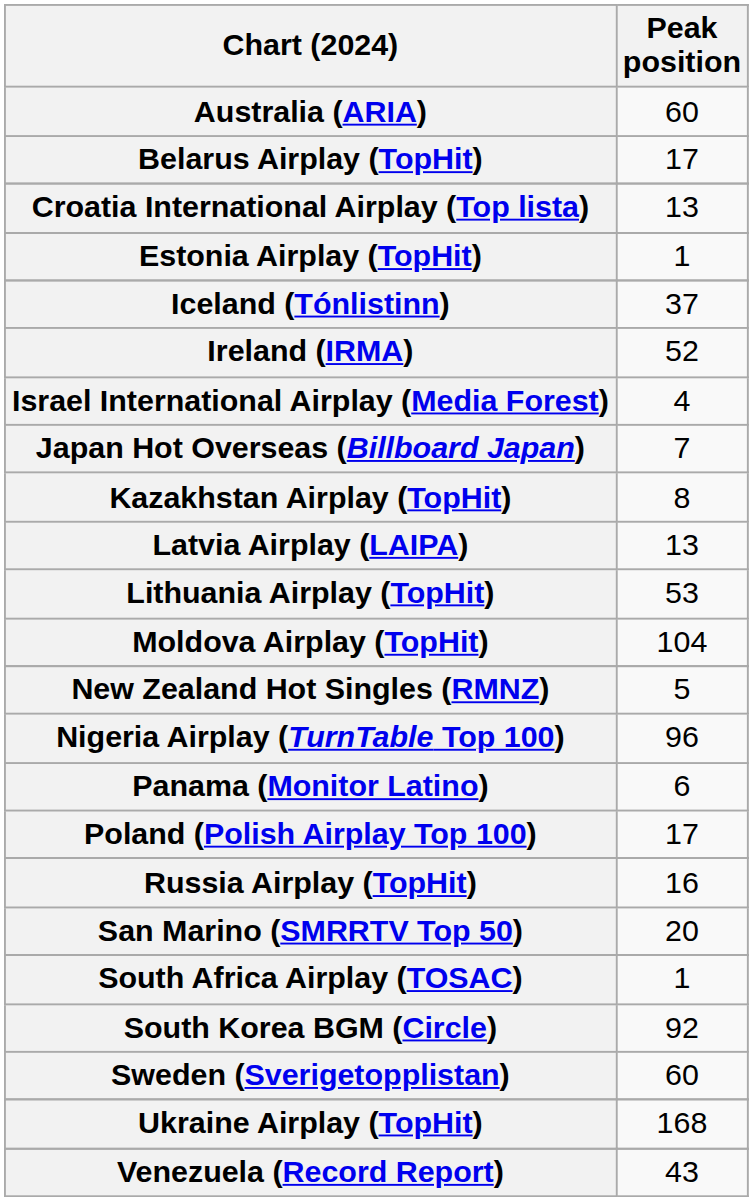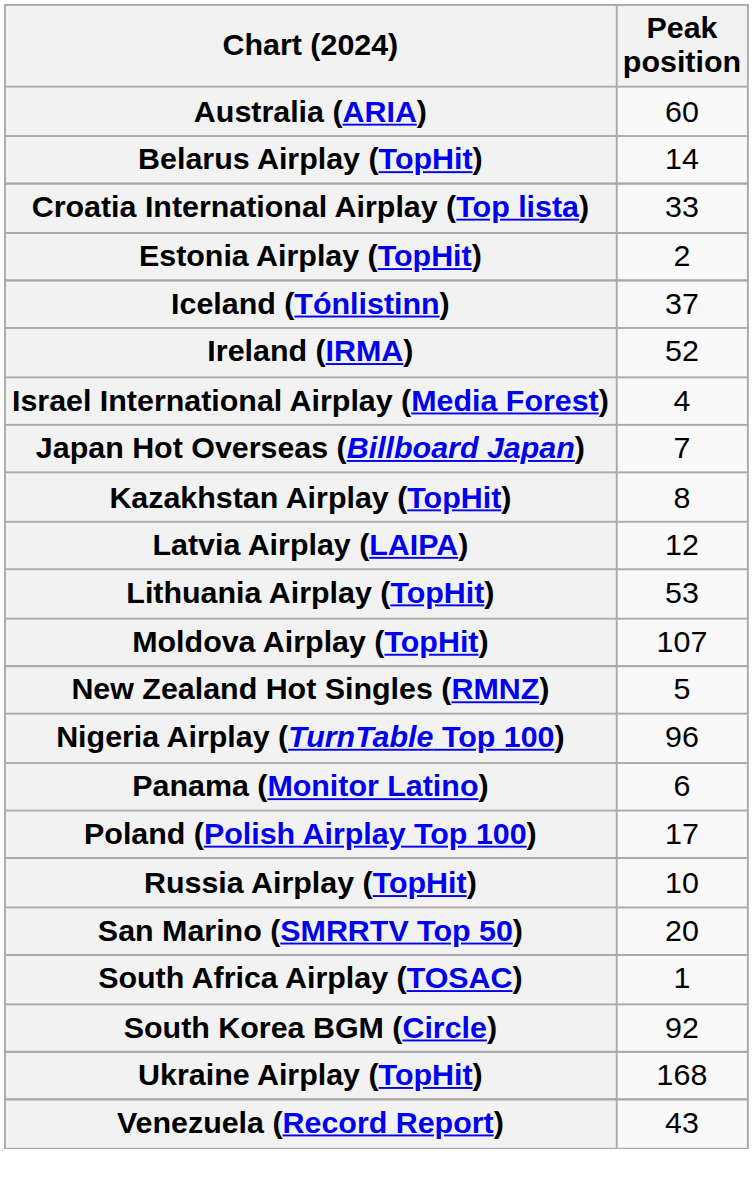(682, 159) 17 -> (682, 159) 14
(682, 207) 13 -> (682, 207) 33
(682, 255) 1 -> (682, 255) 2
(682, 544) 13 -> (682, 544) 12
(682, 641) 104 -> (682, 641) 107
(682, 882) 16 -> (682, 882) 10
- row: (310, 1075)
